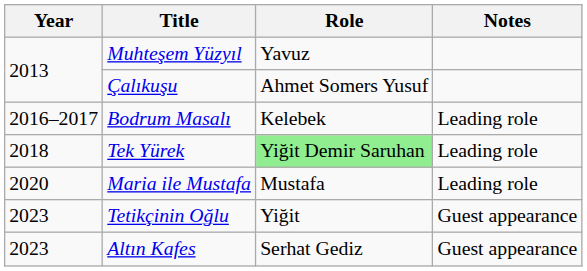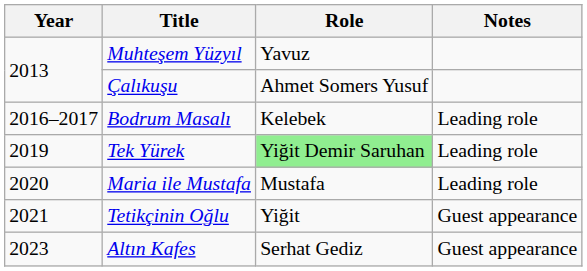(29, 151) 2018 -> (29, 151) 2019
(29, 216) 2023 -> (29, 216) 2021
